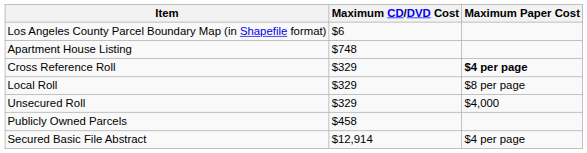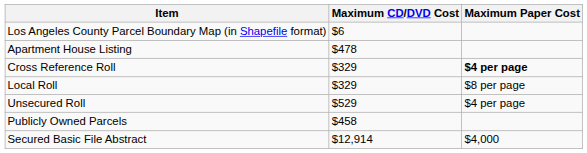(344, 49) $748 -> (344, 49) $478
(344, 103) $329 -> (344, 103) $529
(482, 103) $4,000 -> (495, 103) $4 per page
(495, 139) $4 per page -> (482, 139) $4,000
